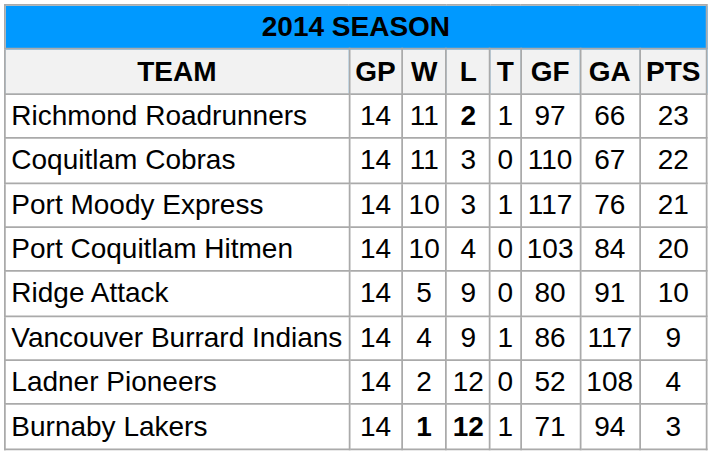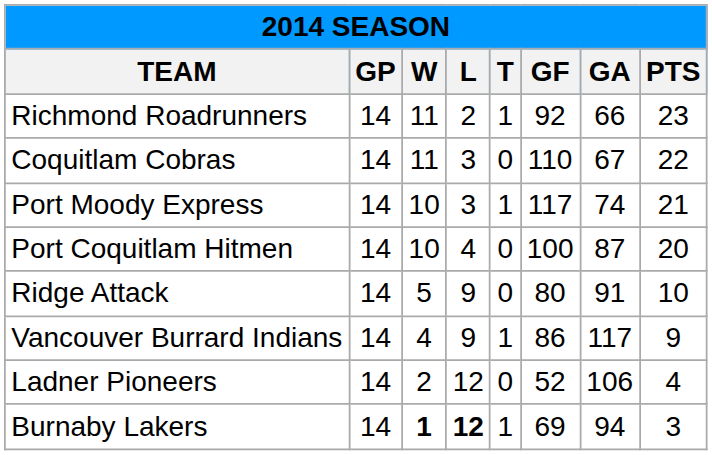(468, 115) bold -> (468, 115) normal
(550, 115) 97 -> (550, 115) 92
(610, 204) 76 -> (610, 204) 74
(550, 248) 103 -> (550, 248) 100
(610, 248) 84 -> (610, 248) 87
(610, 381) 108 -> (610, 381) 106
(550, 426) 71 -> (550, 426) 69
